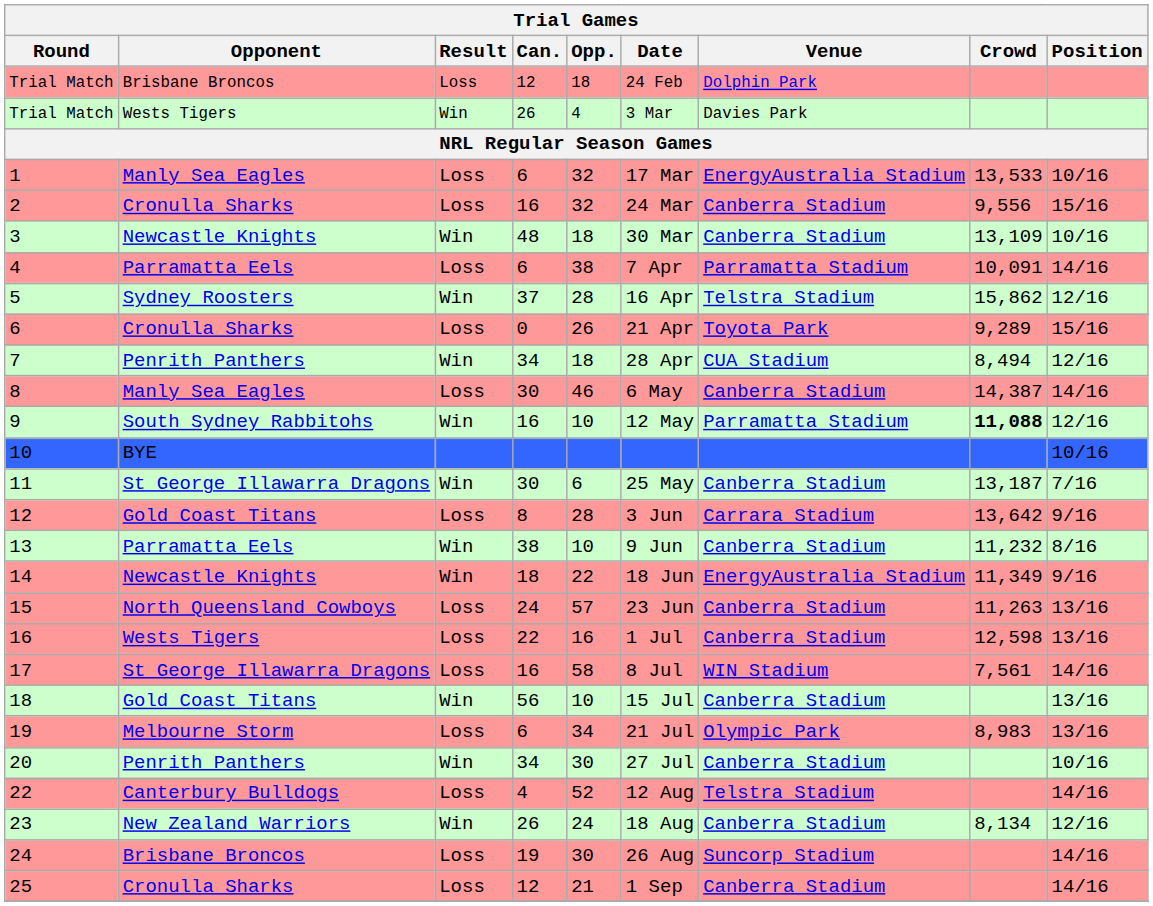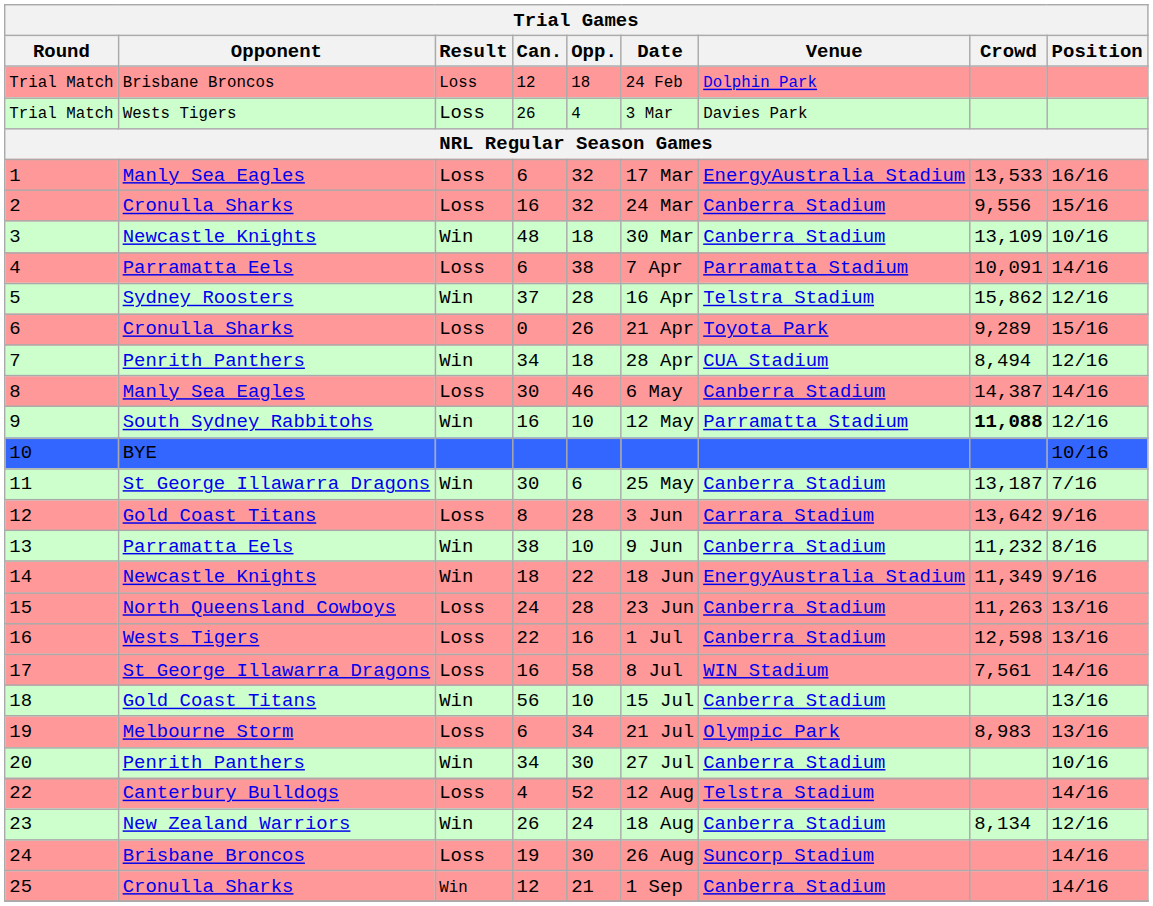(453, 114) Win -> (462, 113) Loss
(1080, 175) 10/16 -> (1080, 175) 16/16
(583, 608) 57 -> (583, 608) 28
(462, 886) Loss -> (453, 887) Win
